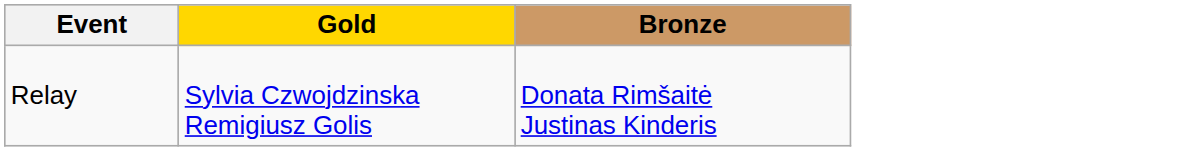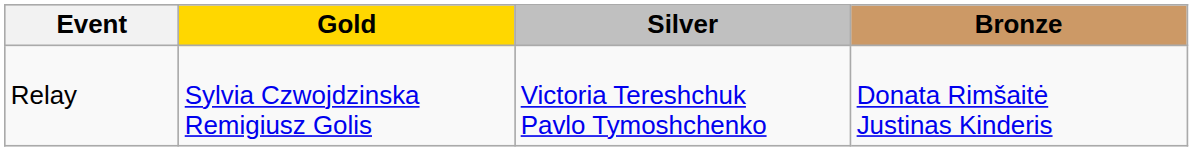+ column: (683, 25)
